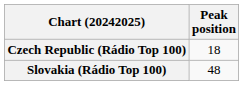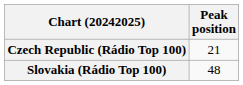(214, 49) 18 -> (214, 49) 21
